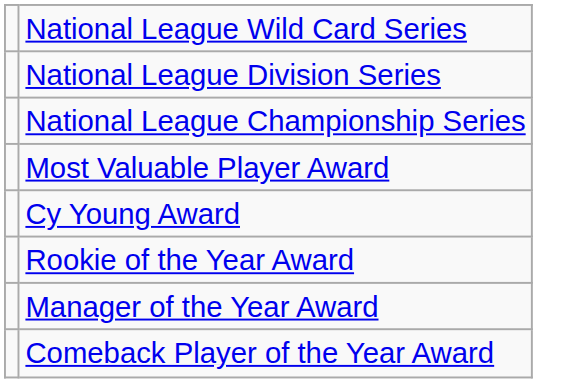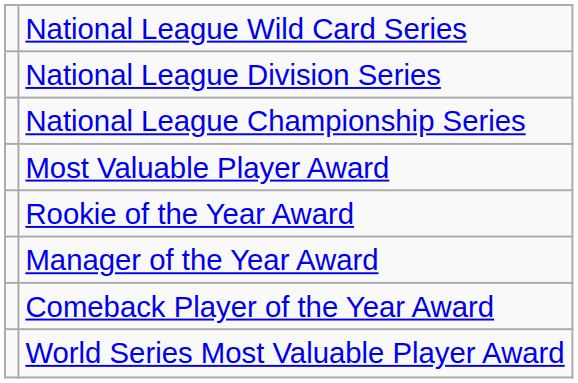- row: (133, 214)
+ row: (295, 353)
